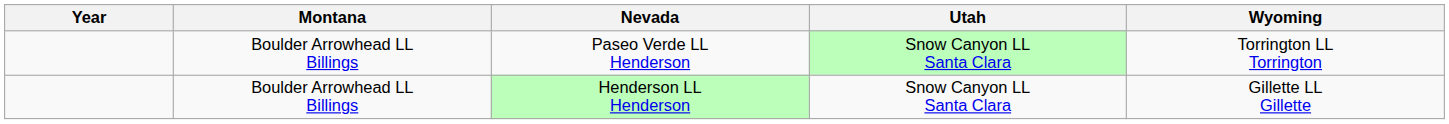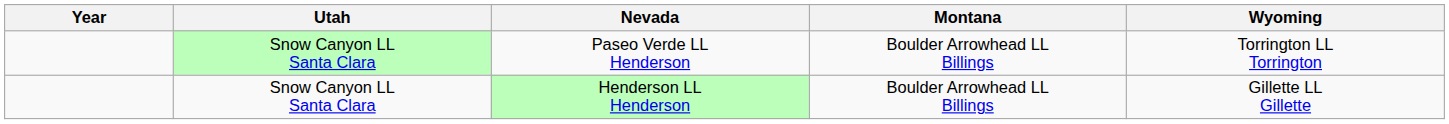columns swapped: (332, 18) <-> (968, 18)
